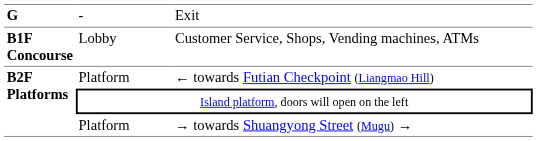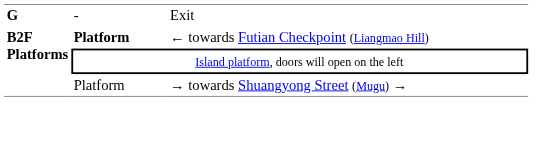- row: (327, 38)
(104, 77) normal -> (102, 37) bold
